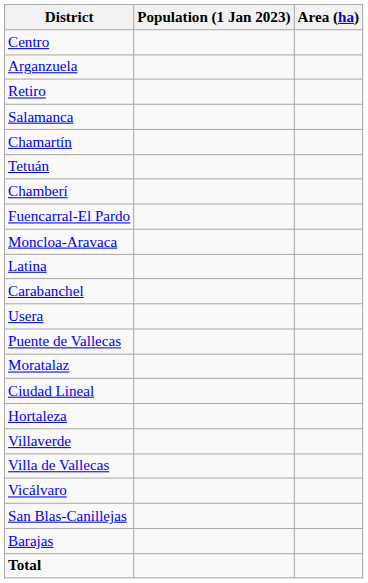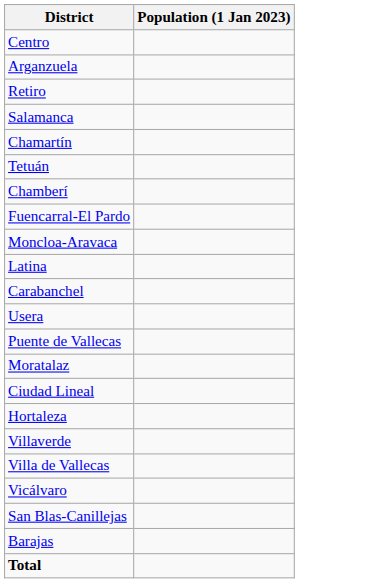- column: (328, 17)
